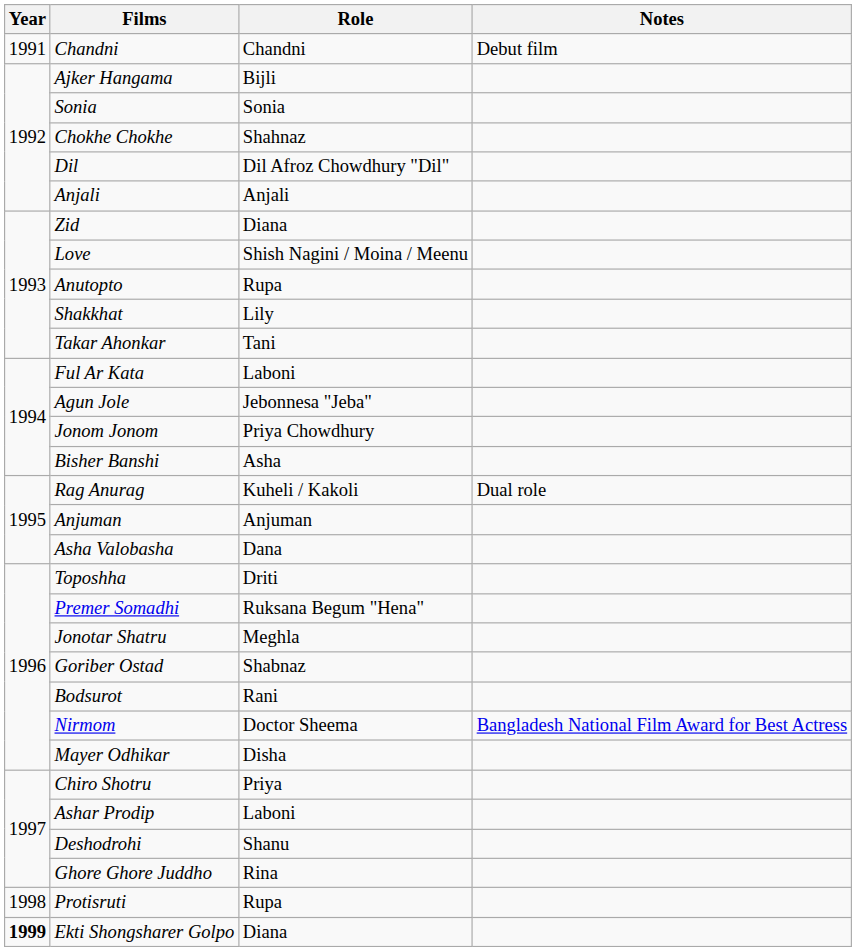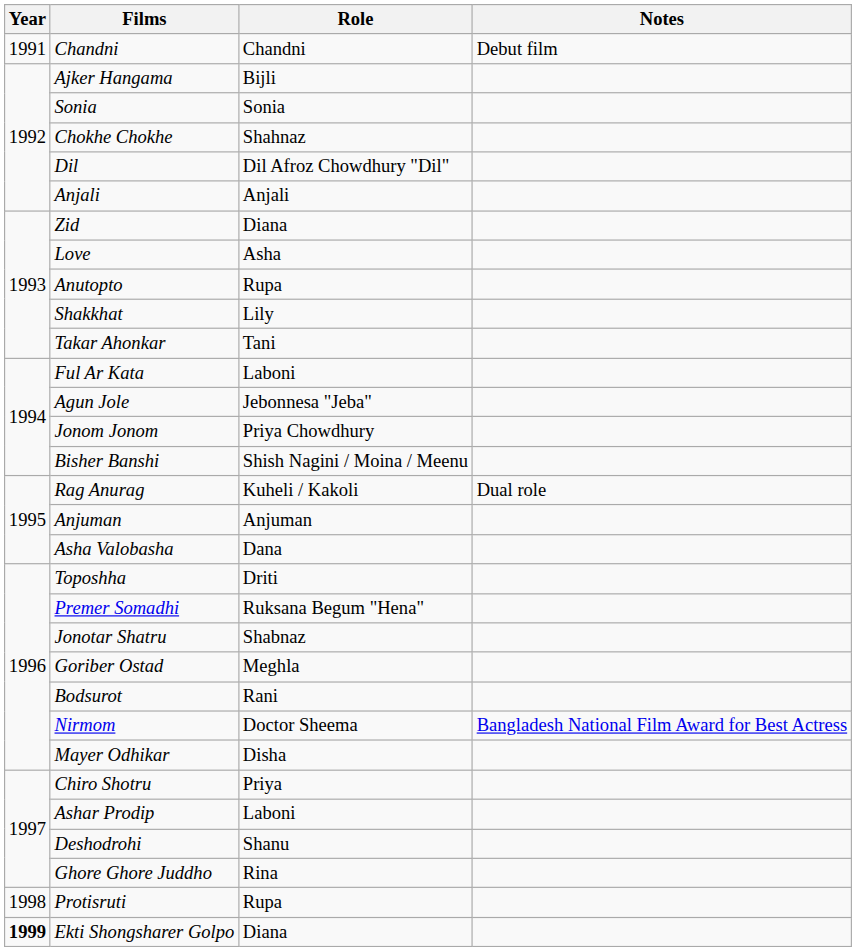(355, 254) Shish Nagini / Moina / Meenu -> (262, 254) Asha
(262, 460) Asha -> (355, 460) Shish Nagini / Moina / Meenu
(271, 637) Meghla -> (274, 637) Shabnaz
(274, 666) Shabnaz -> (271, 666) Meghla
